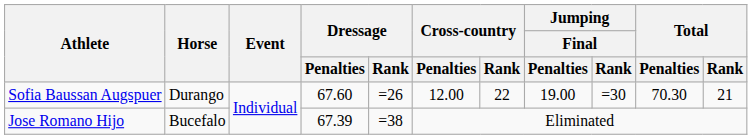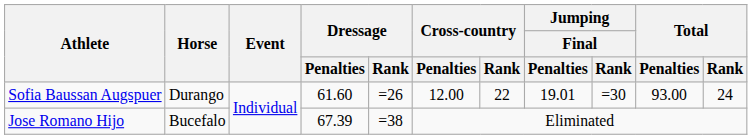(335, 95) 67.60 -> (335, 95) 61.60
(558, 95) 19.00 -> (558, 95) 19.01
(669, 95) 70.30 -> (669, 95) 93.00
(725, 95) 21 -> (725, 95) 24
